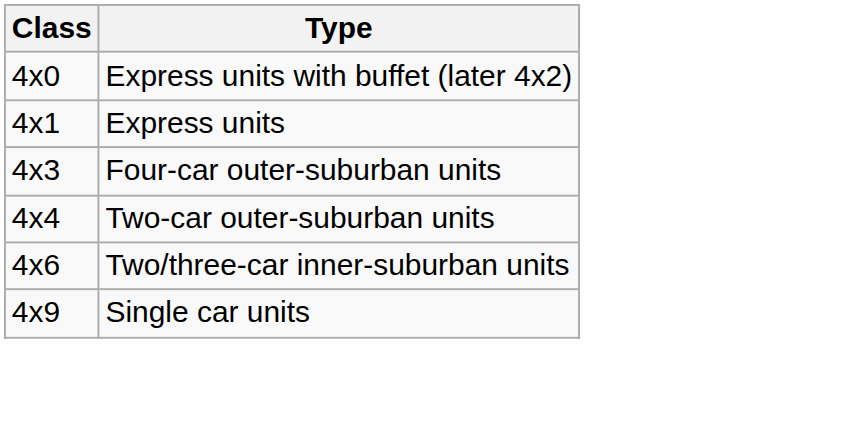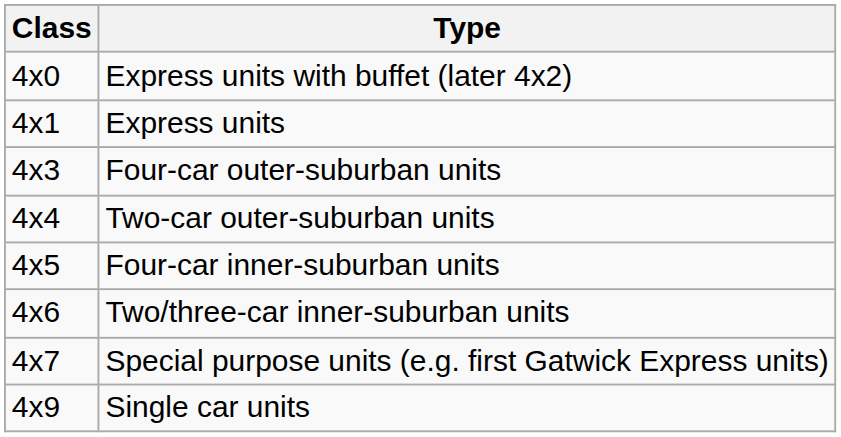+ row: (303, 265)
+ row: (467, 360)
